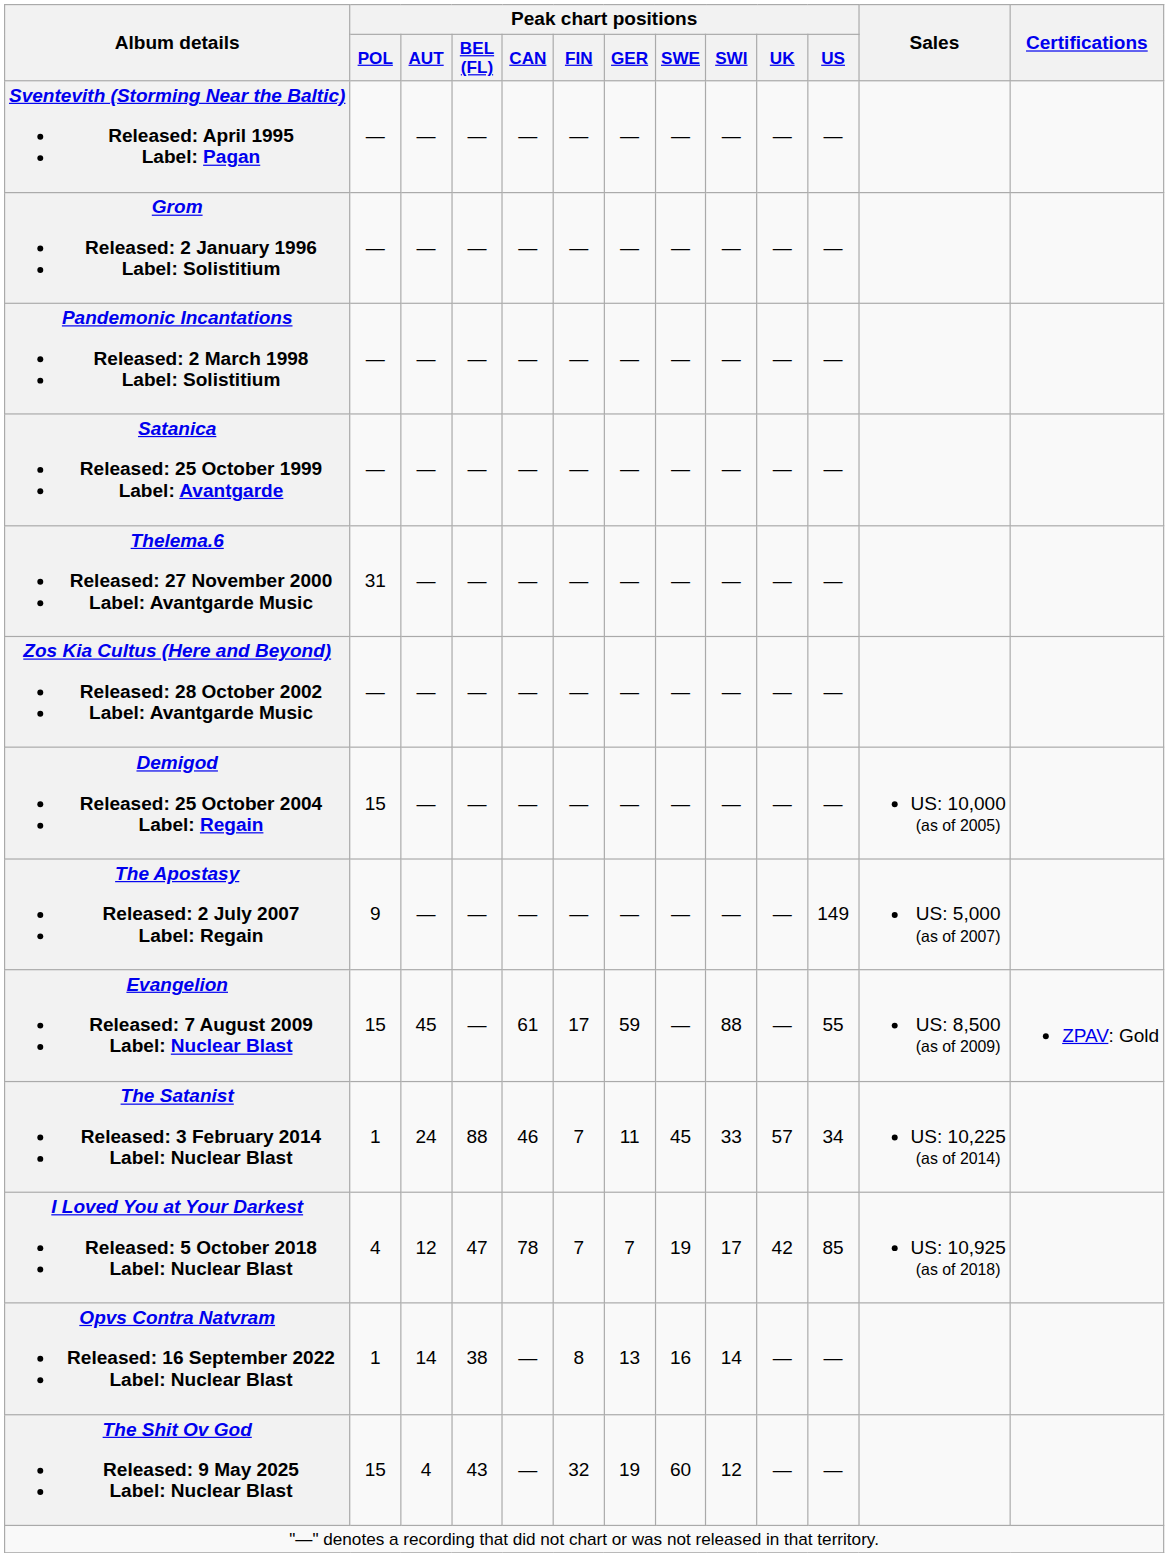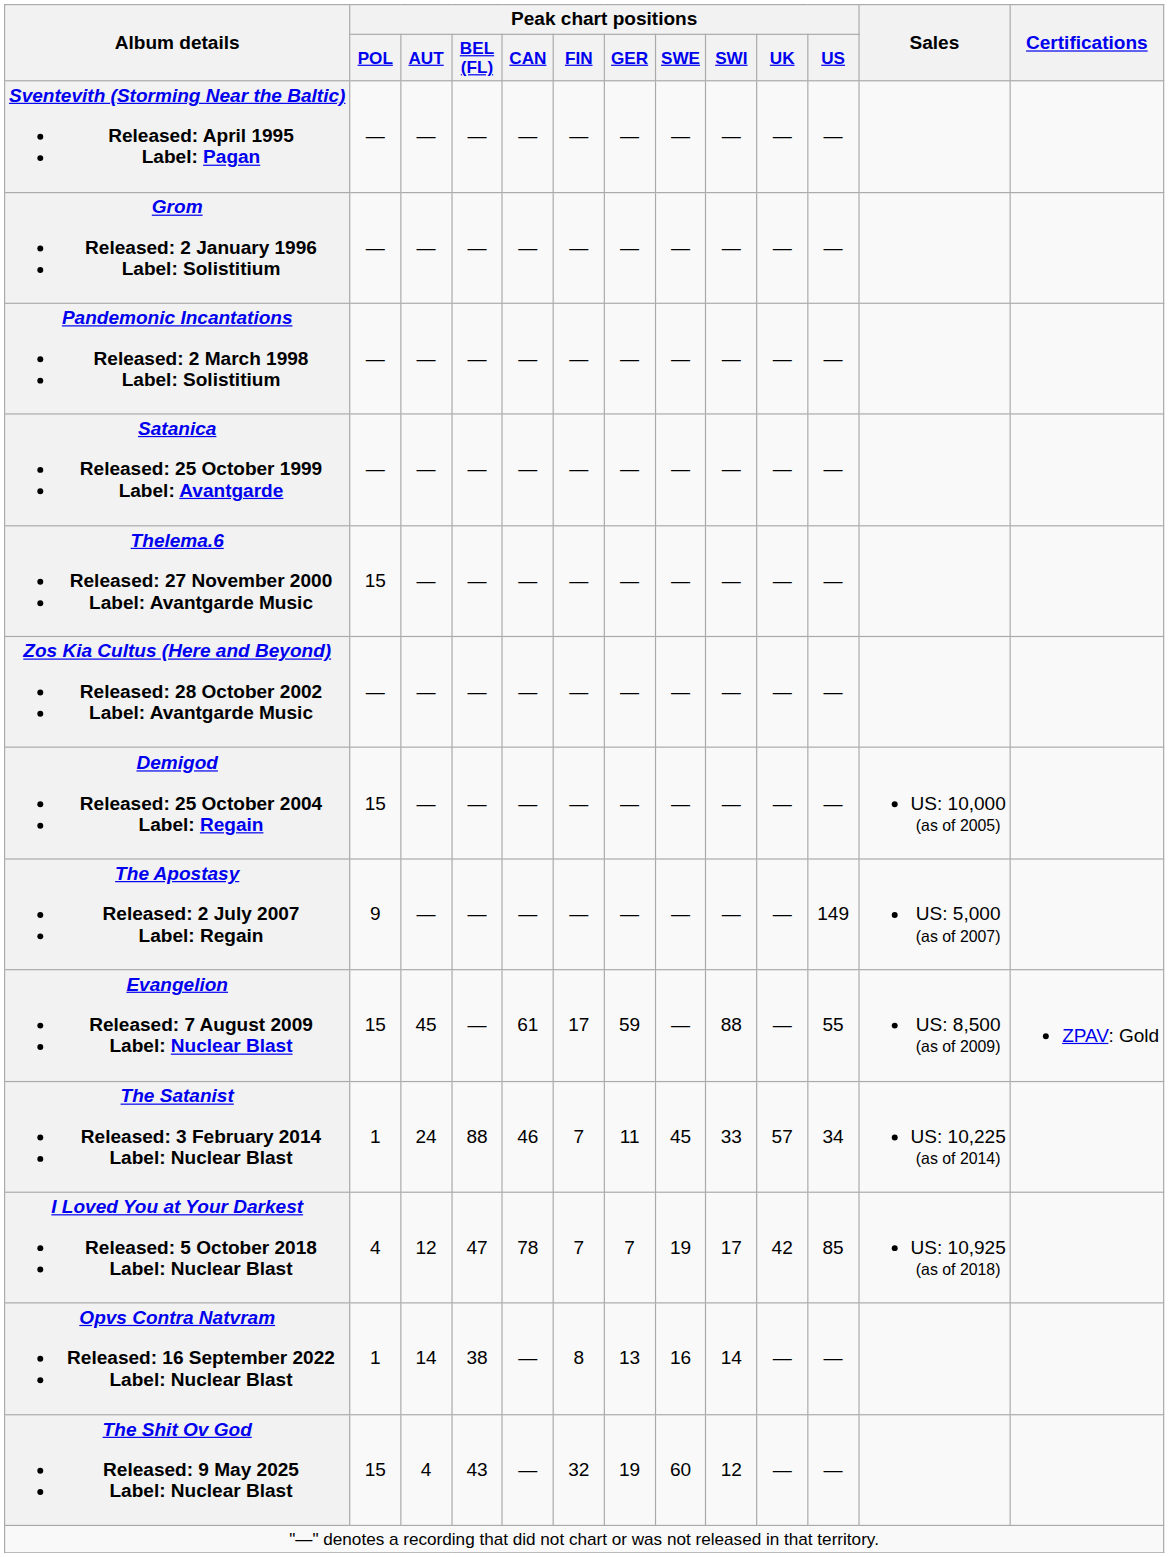(375, 580) 31 -> (375, 580) 15
